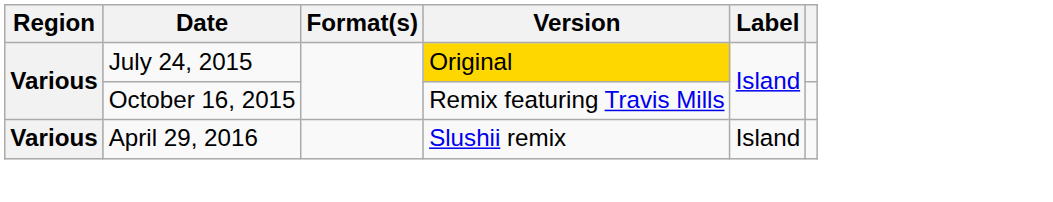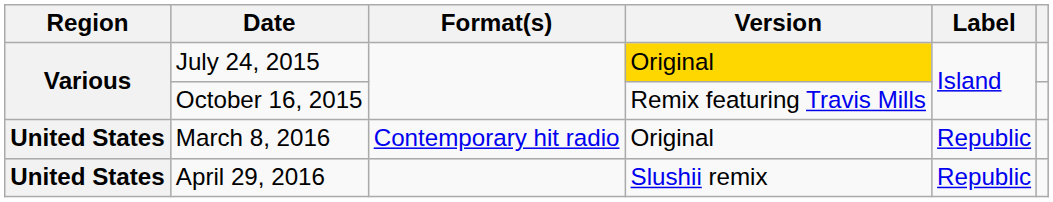+ row: (253, 138)
(54, 138) Various -> (88, 176) United States
(768, 138) Island -> (984, 176) Republic
